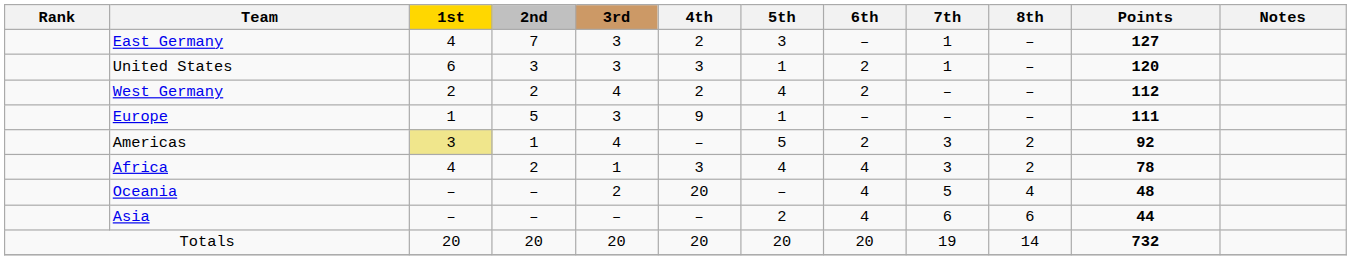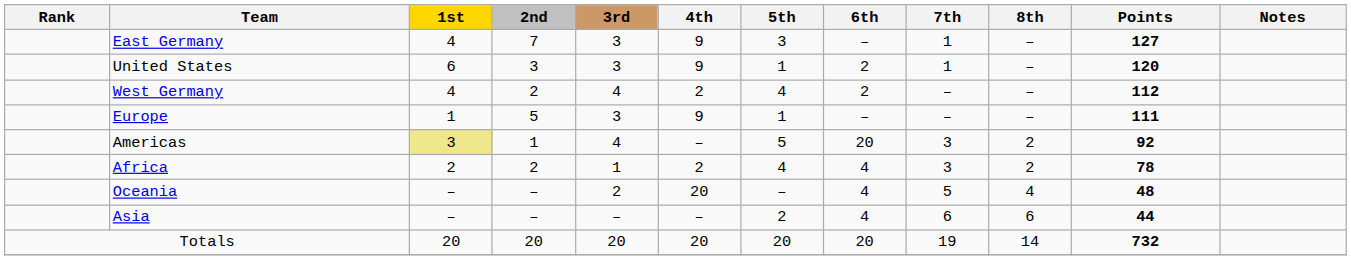(699, 42) 2 -> (699, 42) 9
(699, 67) 3 -> (699, 67) 9
(451, 92) 2 -> (451, 92) 4
(865, 142) 2 -> (865, 142) 20
(451, 167) 4 -> (451, 167) 2
(699, 167) 3 -> (699, 167) 2
